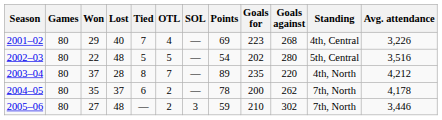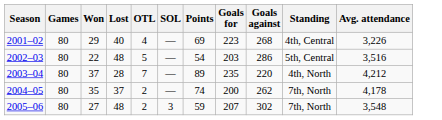- column: (143, 18)
(256, 57) 202 -> (231, 57) 203
(289, 57) 280 -> (264, 57) 286
(224, 90) 78 -> (200, 90) 74
(256, 106) 210 -> (231, 106) 207
(399, 106) 3,446 -> (374, 106) 3,548
